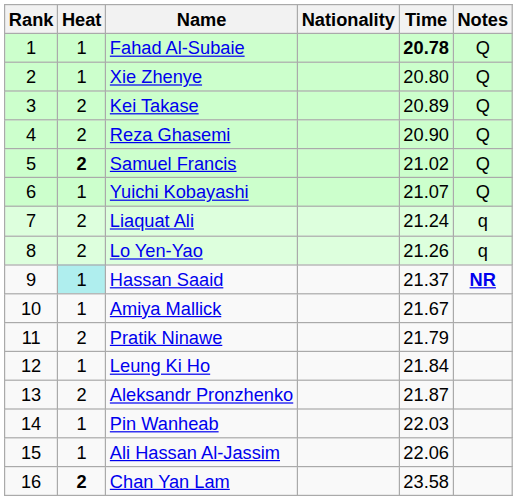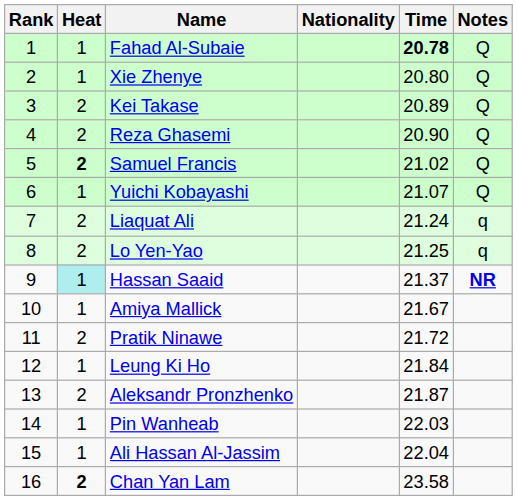(426, 250) 21.26 -> (426, 250) 21.25
(426, 337) 21.79 -> (426, 337) 21.72
(426, 452) 22.06 -> (426, 452) 22.04
